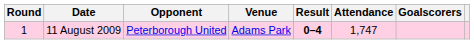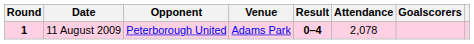(24, 30) normal -> (24, 30) bold
(364, 30) 1,747 -> (364, 30) 2,078
